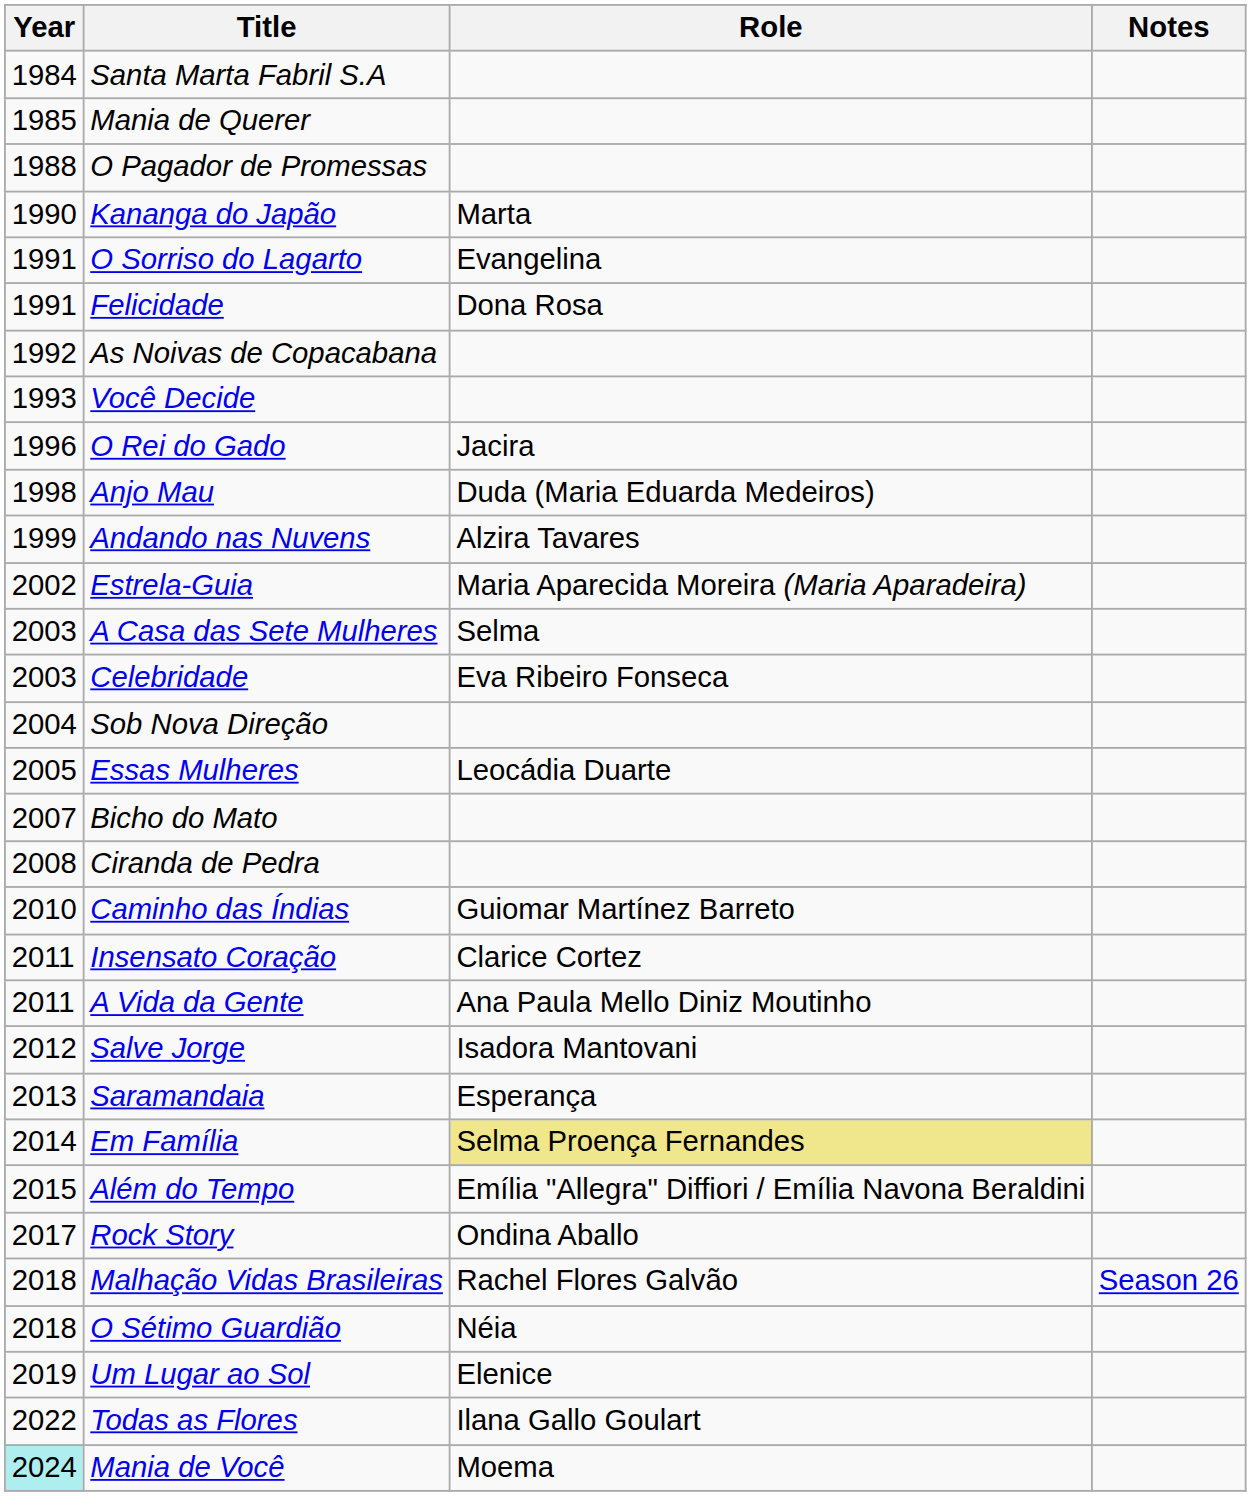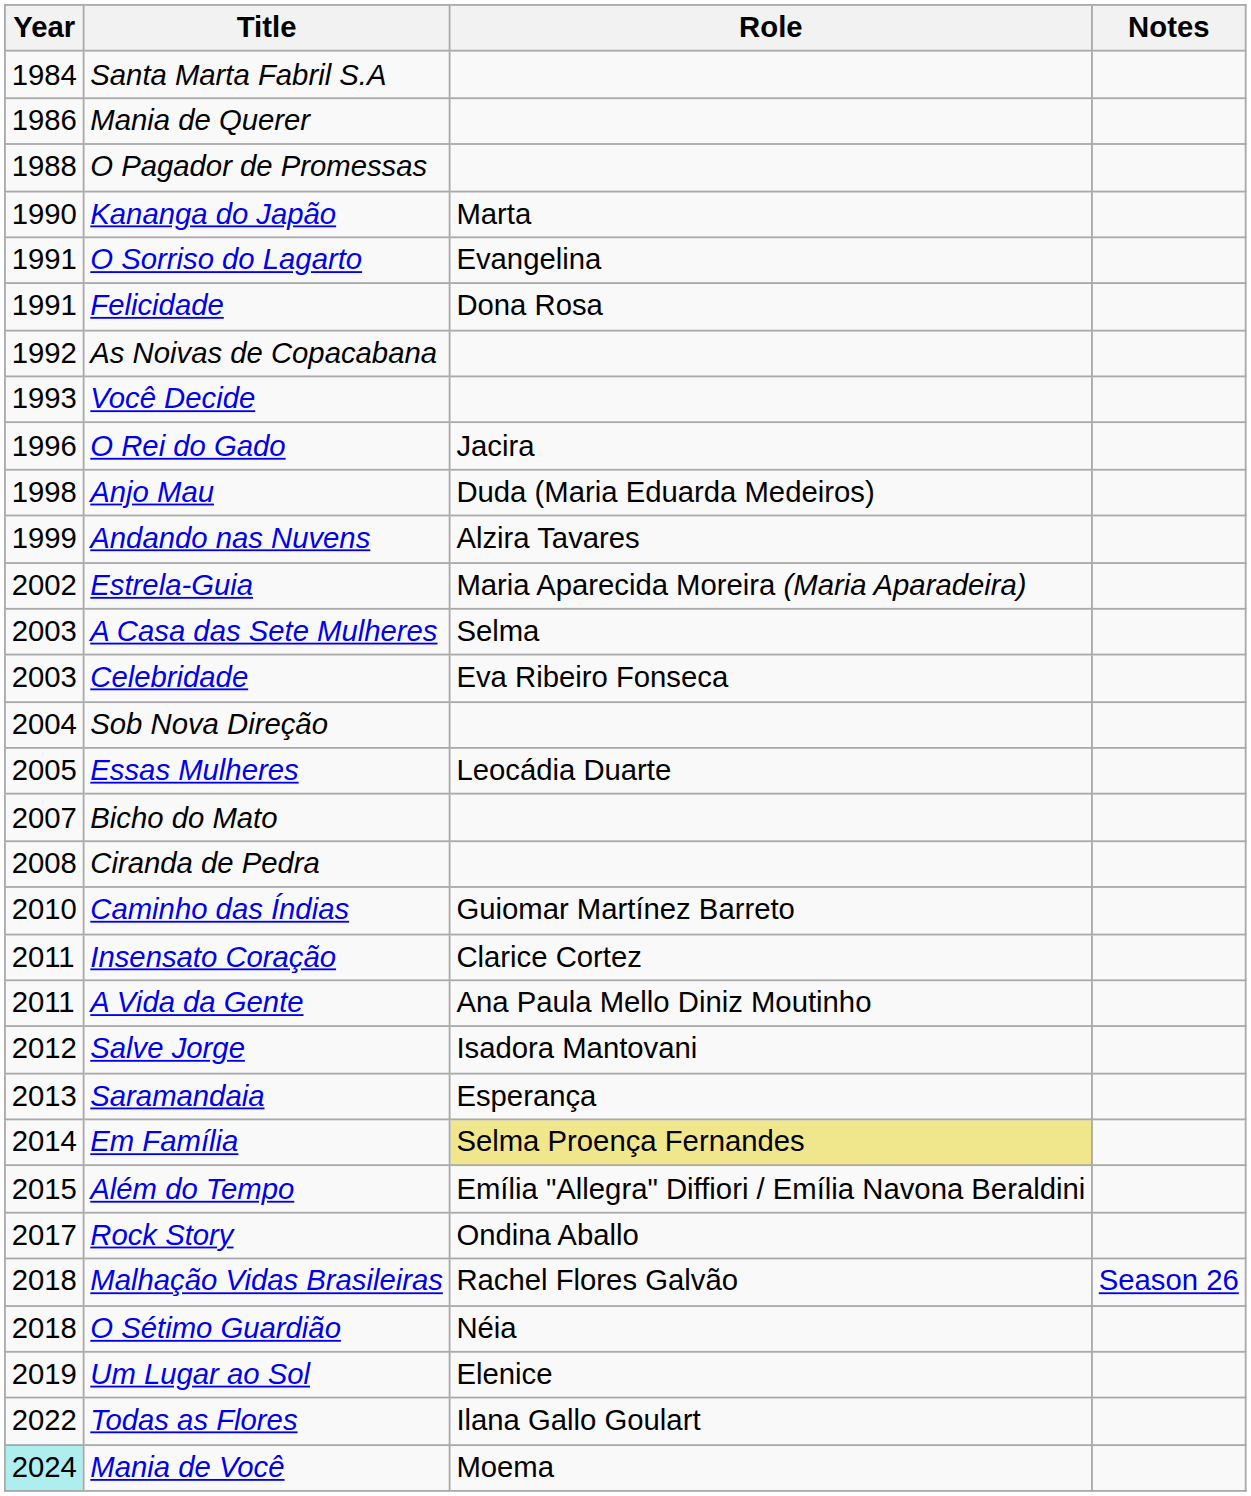(44, 120) 1985 -> (44, 120) 1986
